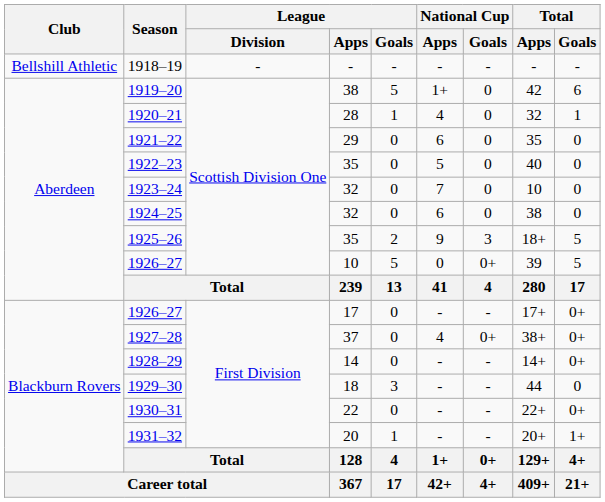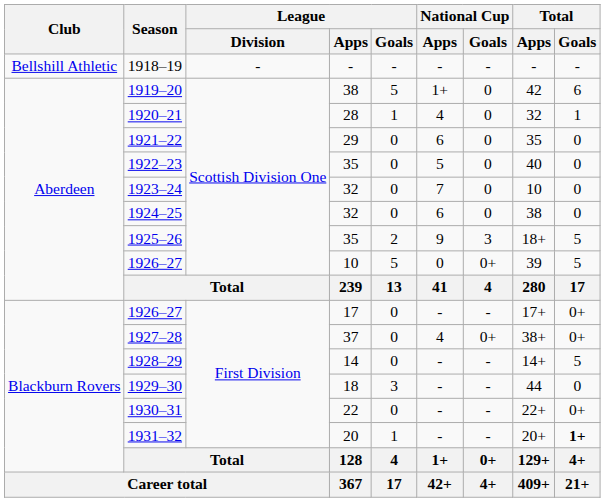(577, 361) 0+ -> (577, 361) 5
(577, 435) normal -> (577, 435) bold
